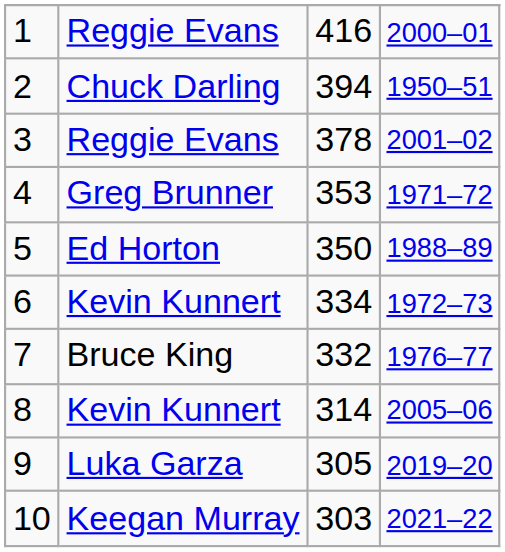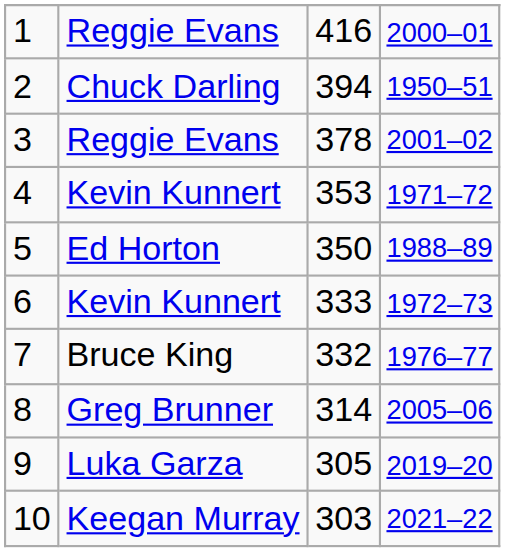(170, 193) Greg Brunner -> (174, 193) Kevin Kunnert
(344, 301) 334 -> (344, 301) 333
(174, 409) Kevin Kunnert -> (170, 409) Greg Brunner
